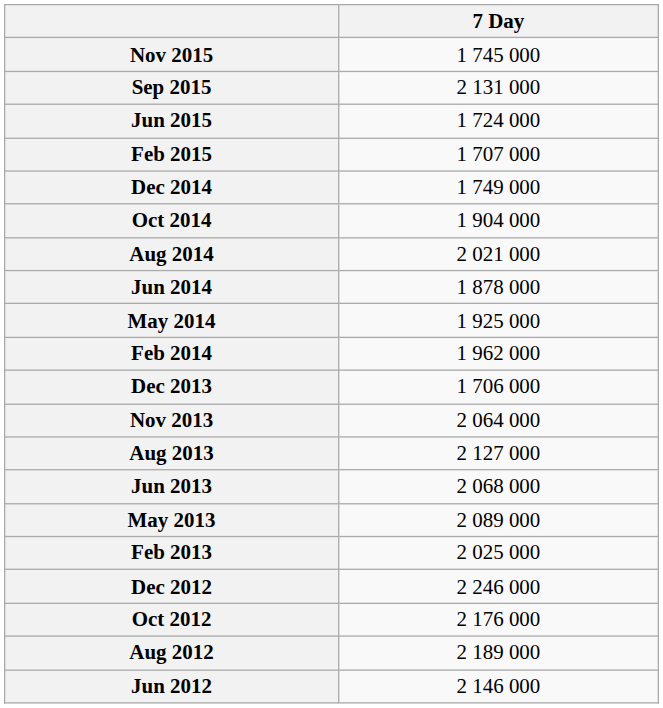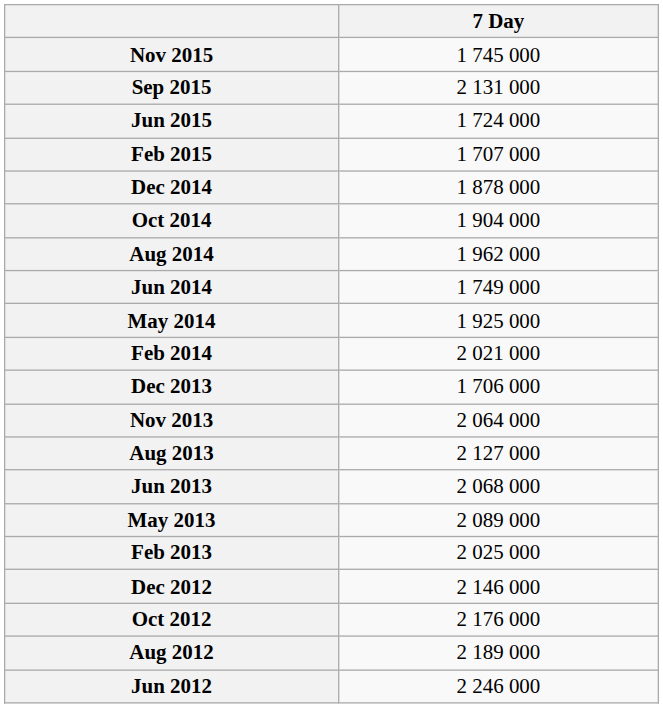(498, 187) 1 749 000 -> (498, 187) 1 878 000
(498, 253) 2 021 000 -> (498, 253) 1 962 000
(498, 287) 1 878 000 -> (498, 287) 1 749 000
(498, 353) 1 962 000 -> (498, 353) 2 021 000
(498, 586) 2 246 000 -> (498, 586) 2 146 000
(498, 685) 2 146 000 -> (498, 685) 2 246 000
